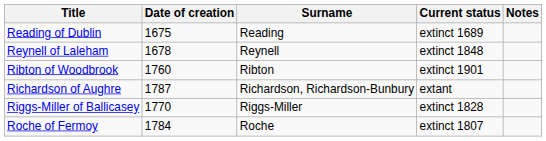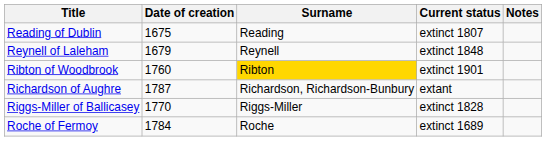(452, 32) extinct 1689 -> (452, 32) extinct 1807
(158, 51) 1678 -> (158, 51) 1679
(257, 70) no background -> (257, 70) gold background
(452, 126) extinct 1807 -> (452, 126) extinct 1689
